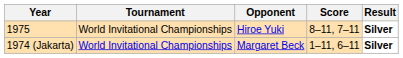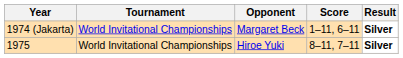rows swapped: (40, 46) <-> (18, 29)
